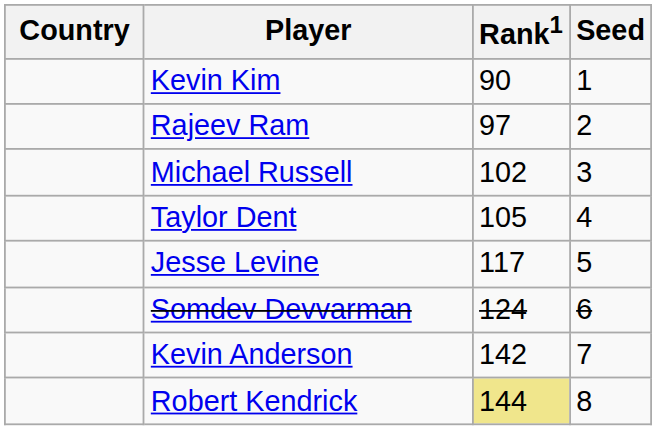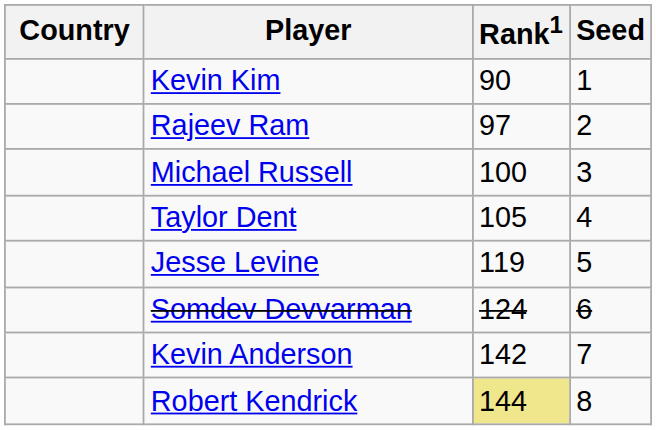(503, 172) 102 -> (503, 172) 100
(502, 263) 117 -> (502, 263) 119
